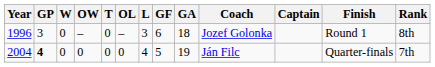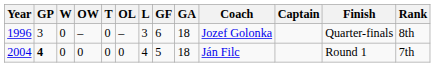(346, 33) Round 1 -> (359, 33) Quarter-finals
(184, 52) 19 -> (184, 52) 18
(359, 52) Quarter-finals -> (346, 52) Round 1
